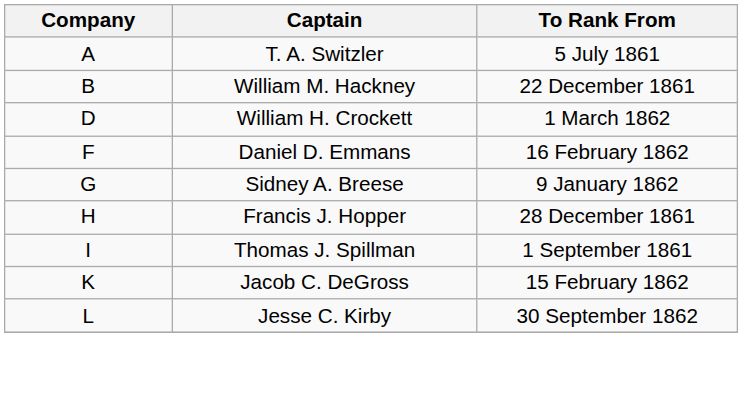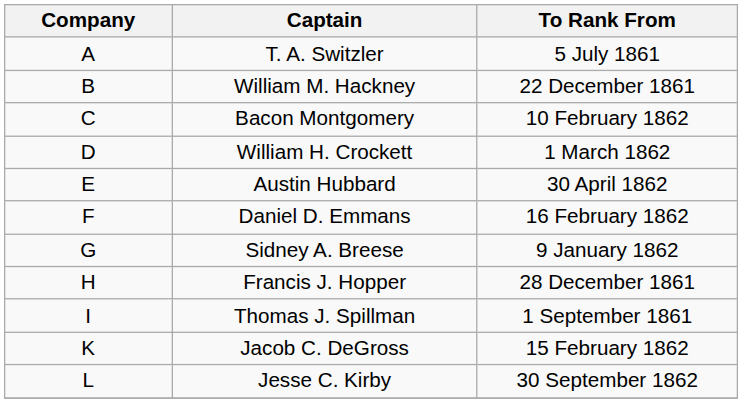+ row: (325, 119)
+ row: (325, 184)
